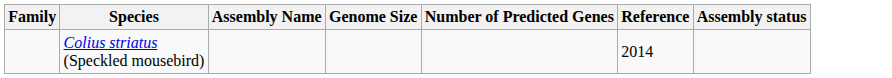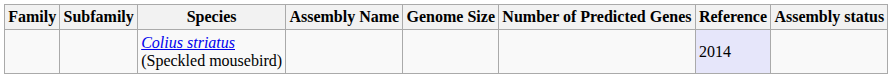+ column: (99, 17)
(637, 51) no background -> (715, 51) lavender background
